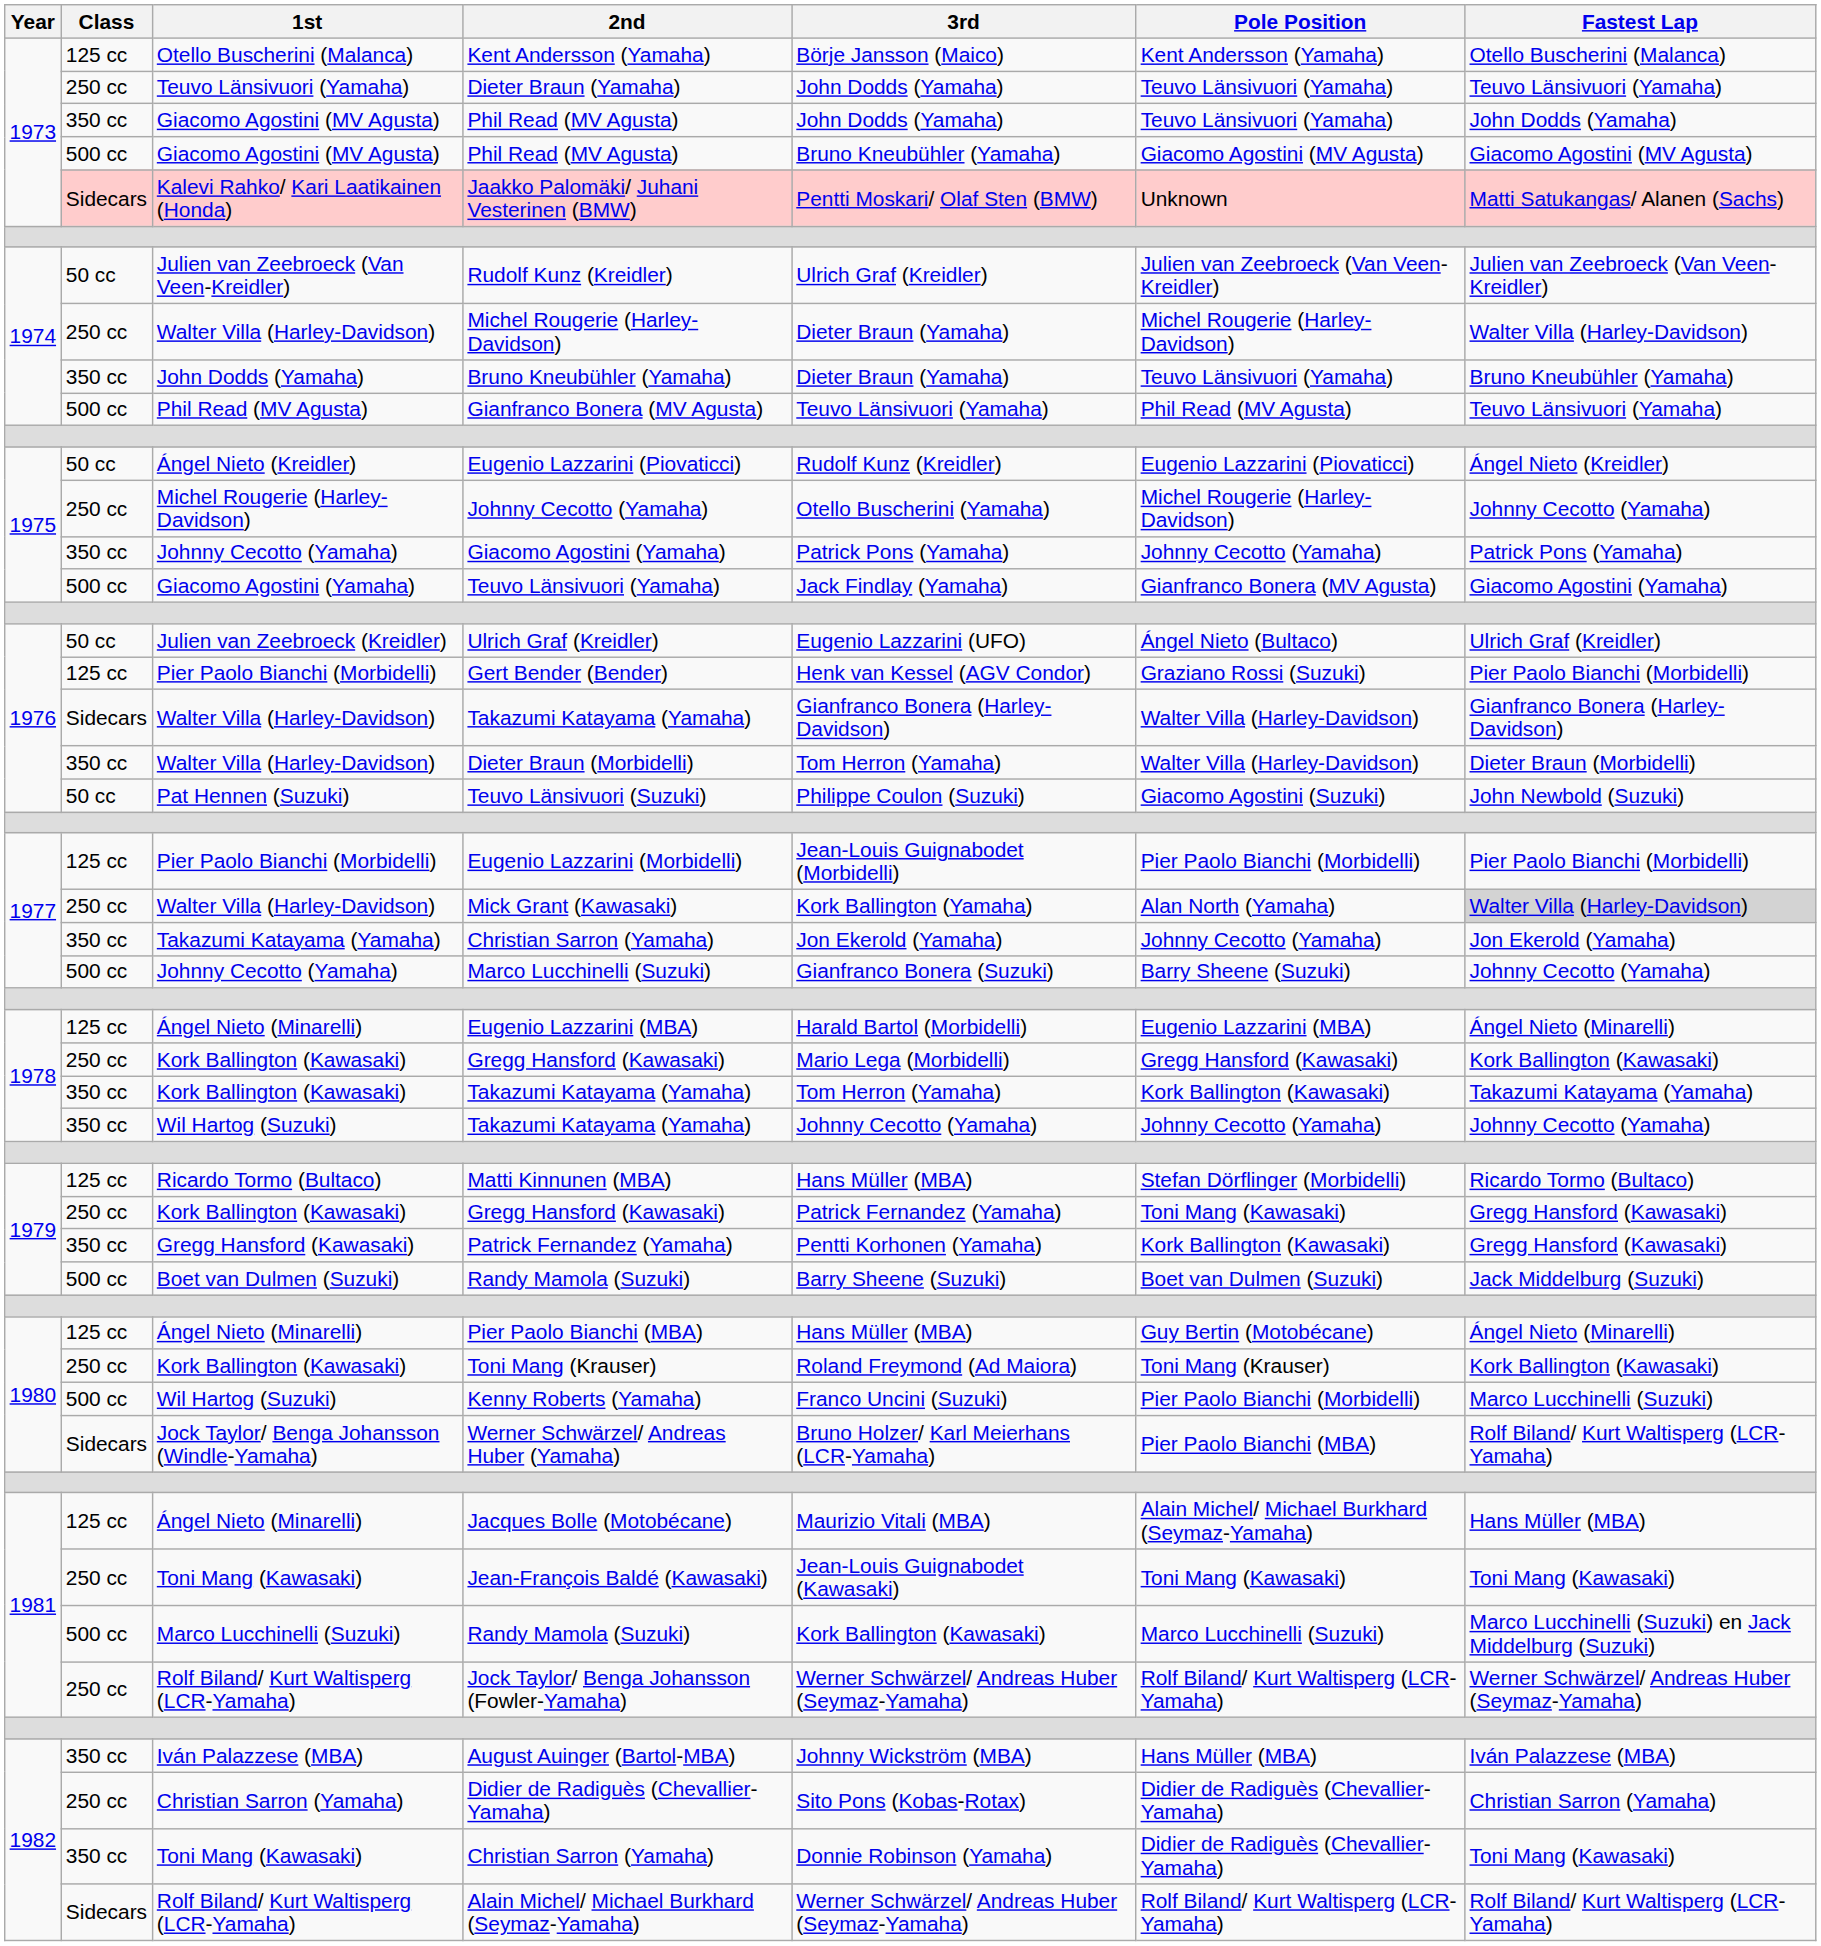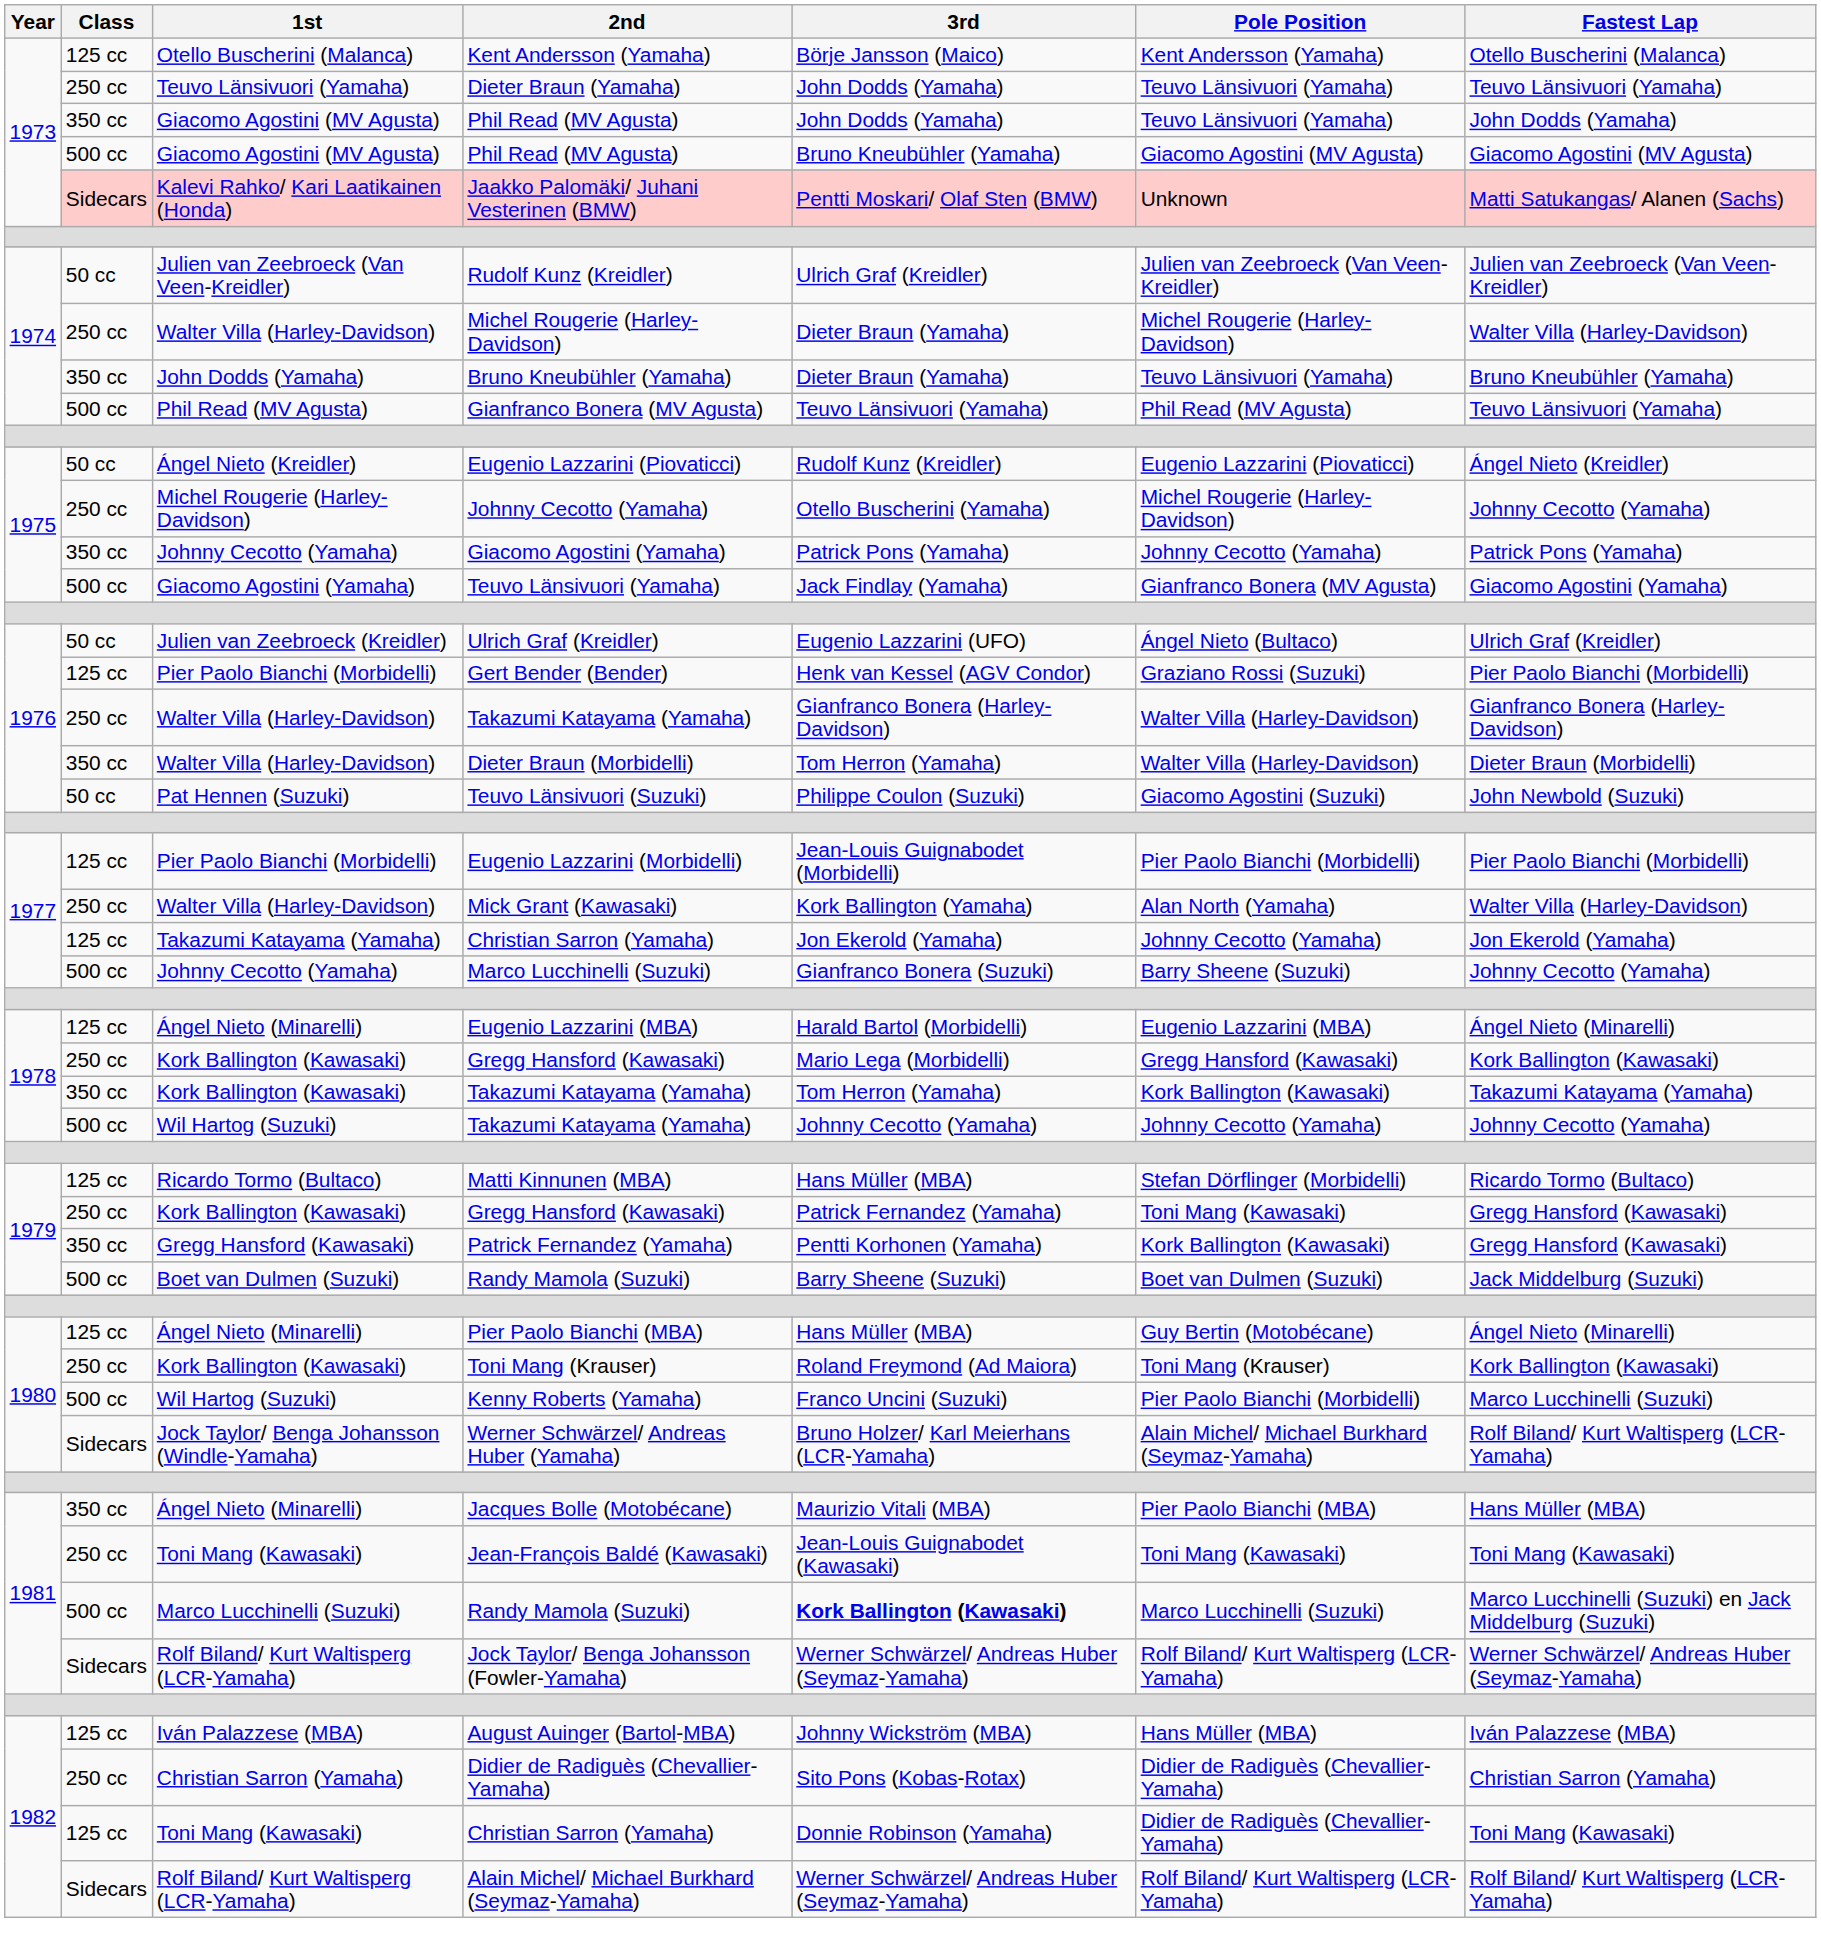(106, 718) Sidecars -> (97, 718) 250 cc
(1609, 906) lightgrey background -> (1609, 906) no background
(97, 939) 350 cc -> (97, 939) 125 cc
(97, 1125) 350 cc -> (97, 1125) 500 cc
(1258, 1444) Pier Paolo Bianchi (MBA) -> (1284, 1444) Alain Michel/ Michael Burkhard (Seymaz-Yamaha)
(97, 1521) 125 cc -> (97, 1510) 350 cc
(1284, 1521) Alain Michel/ Michael Burkhard (Seymaz-Yamaha) -> (1258, 1510) Pier Paolo Bianchi (MBA)
(921, 1634) normal -> (931, 1610) bold
(97, 1690) 250 cc -> (106, 1667) Sidecars
(97, 1756) 350 cc -> (97, 1733) 125 cc
(97, 1857) 350 cc -> (97, 1833) 125 cc
